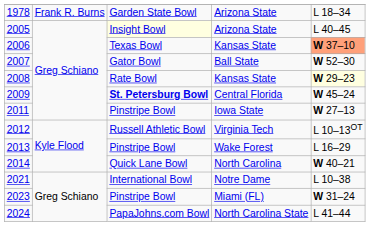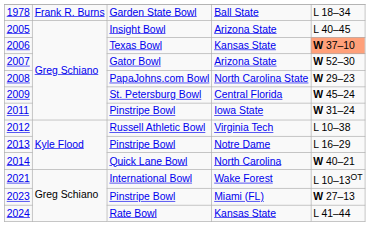(245, 12) Arizona State -> (236, 12) Ball State
(137, 29) lightyellow background -> (137, 29) no background
(236, 62) Ball State -> (245, 62) Arizona State
(133, 78) Rate Bowl -> (159, 78) PapaJohns.com Bowl
(245, 78) Kansas State -> (261, 78) North Carolina State
(334, 78) lightyellow background -> (334, 78) no background
(159, 95) bold -> (155, 95) normal
(334, 111) W 27–13 -> (334, 111) W 31–24
(338, 129) L 10–13OT -> (332, 128) L 10–38
(243, 147) Wake Forest -> (242, 144) Notre Dame
(242, 180) Notre Dame -> (243, 179) Wake Forest
(332, 180) L 10–38 -> (338, 179) L 10–13OT
(334, 196) W 31–24 -> (334, 196) W 27–13
(159, 213) PapaJohns.com Bowl -> (133, 213) Rate Bowl
(261, 213) North Carolina State -> (245, 213) Kansas State
